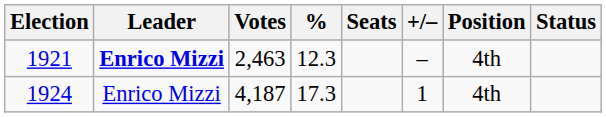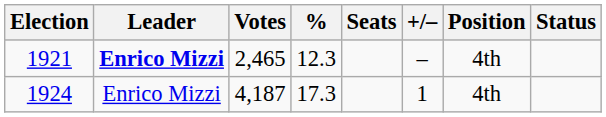(260, 58) 2,463 -> (260, 58) 2,465
